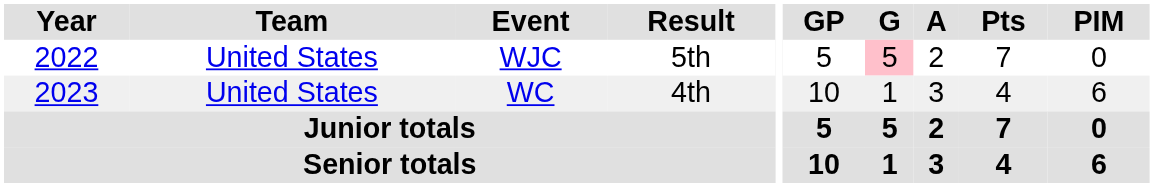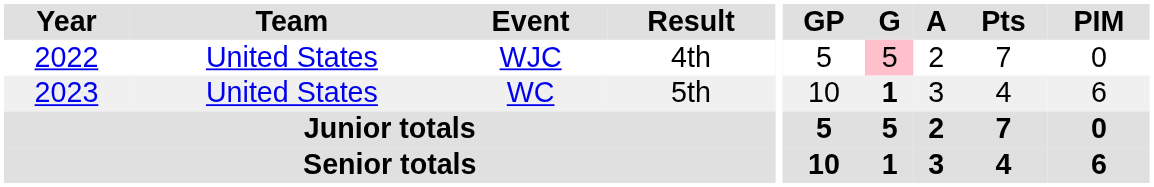(691, 57) 5th -> (691, 57) 4th
(691, 93) 4th -> (691, 93) 5th
(890, 93) normal -> (890, 93) bold
